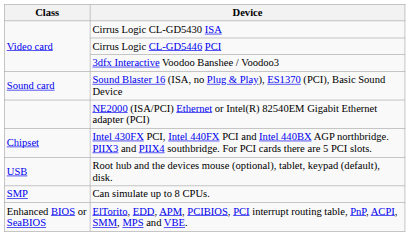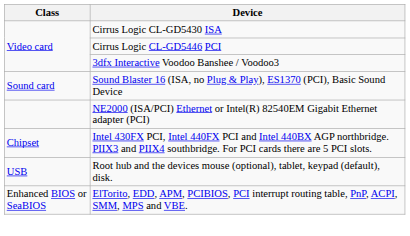- row: (151, 194)
